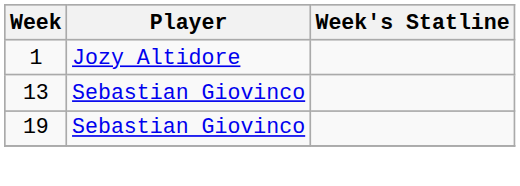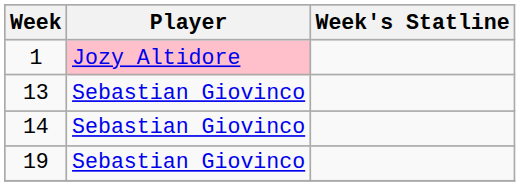(156, 58) no background -> (156, 58) pink background
+ row: (36, 128)
